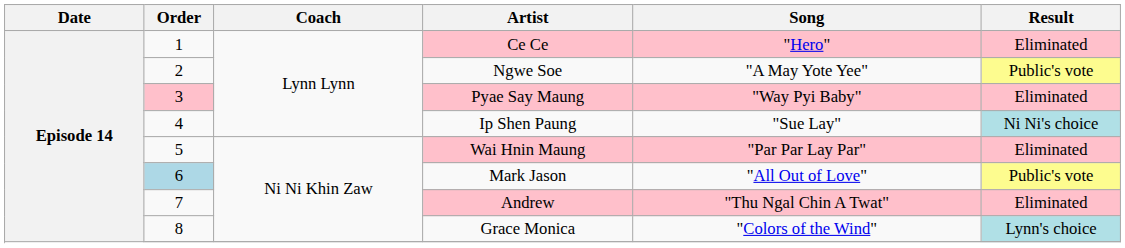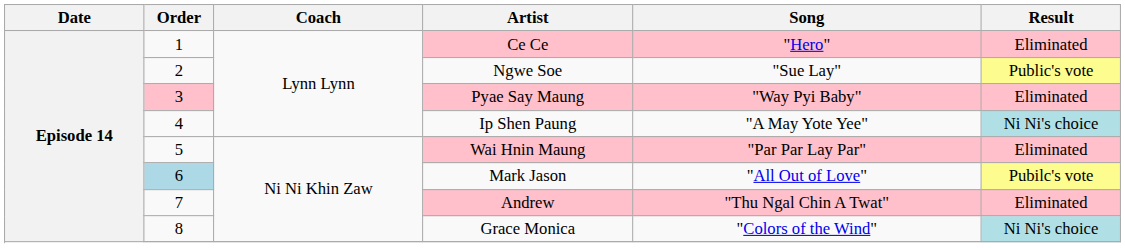(807, 70) "A May Yote Yee" -> (807, 70) "Sue Lay"
(807, 123) "Sue Lay" -> (807, 123) "A May Yote Yee"
(1051, 176) Public's vote -> (1051, 176) Pubilc's vote
(1051, 228) Lynn's choice -> (1051, 228) Ni Ni's choice
